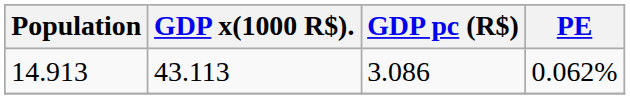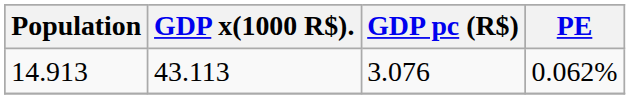(399, 70) 3.086 -> (399, 70) 3.076
